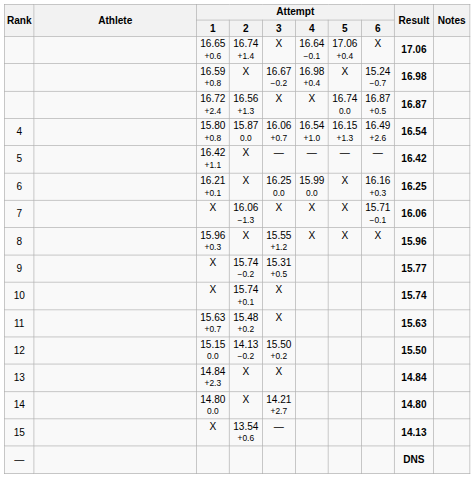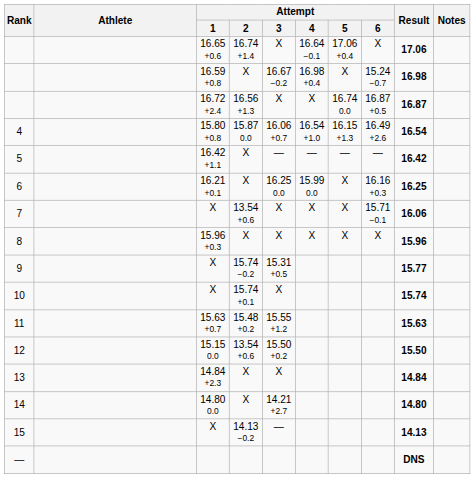(246, 214) 16.06 −1.3 -> (246, 214) 13.54 +0.6
(279, 241) 15.55 +1.2 -> (279, 241) X
(279, 323) X -> (279, 323) 15.55 +1.2
(246, 350) 14.13 −0.2 -> (246, 350) 13.54 +0.6
(246, 432) 13.54 +0.6 -> (246, 432) 14.13 −0.2
